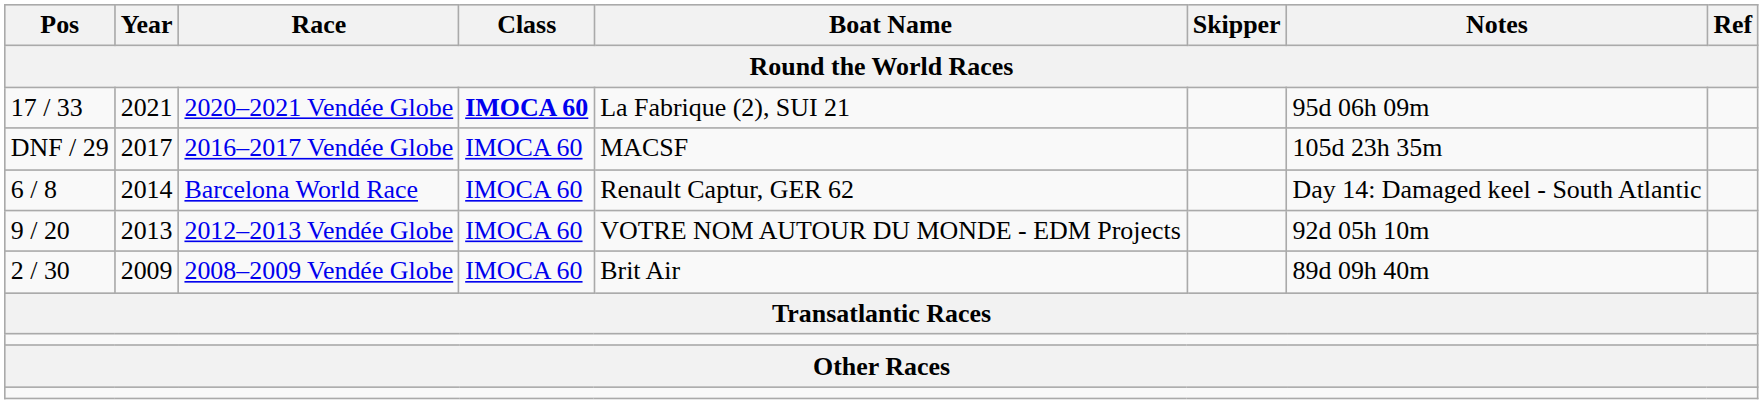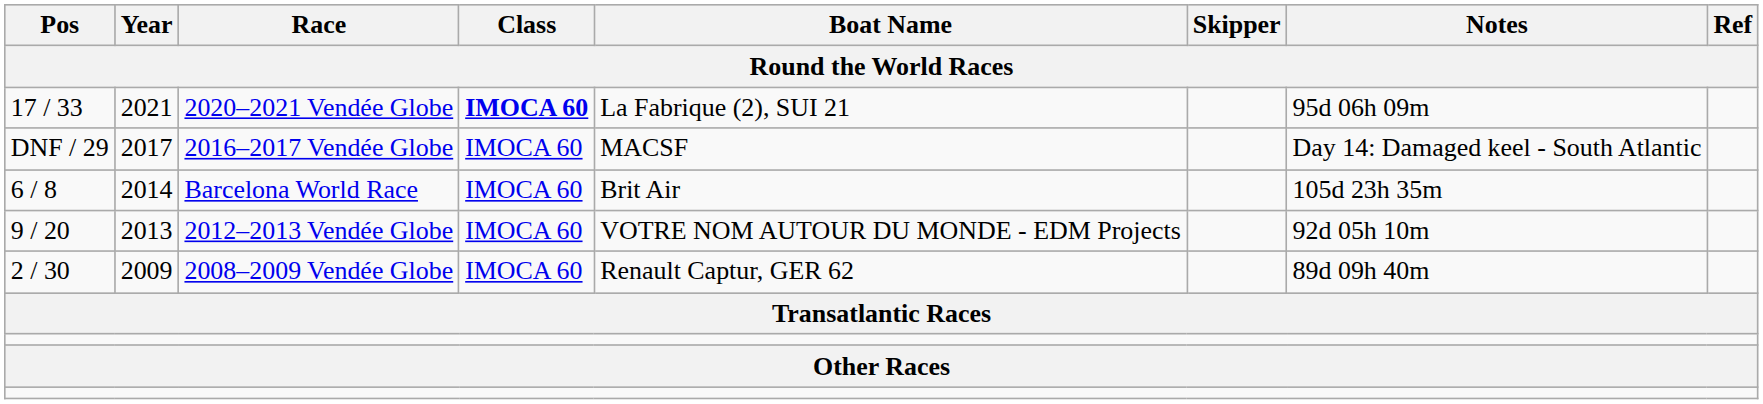(1367, 148) 105d 23h 35m -> (1497, 148) Day 14: Damaged keel - South Atlantic
(727, 189) Renault Captur, GER 62 -> (640, 189) Brit Air
(1497, 189) Day 14: Damaged keel - South Atlantic -> (1367, 189) 105d 23h 35m
(640, 271) Brit Air -> (727, 271) Renault Captur, GER 62
